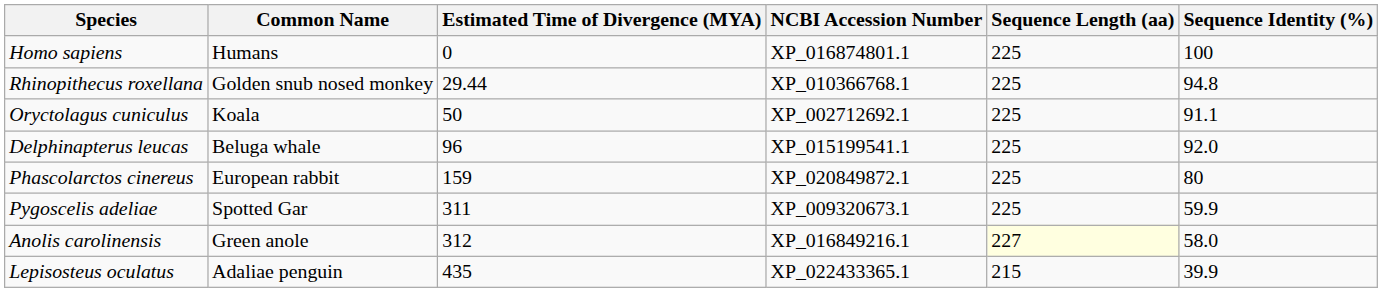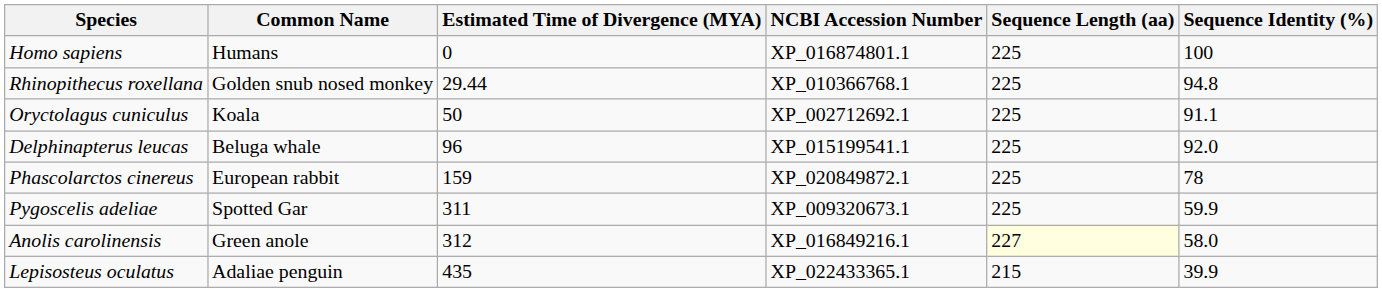(1193, 177) 80 -> (1193, 177) 78
